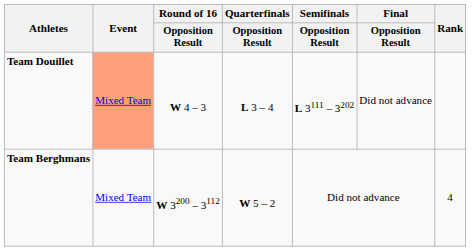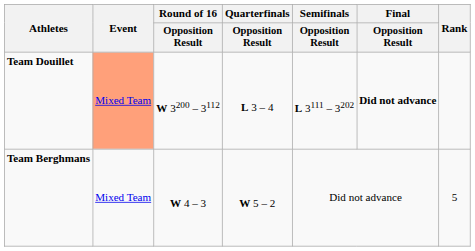(188, 107) W 4 – 3 -> (188, 107) W 3200 – 3112
(396, 101) normal -> (398, 101) bold
(188, 204) W 3200 – 3112 -> (188, 204) W 4 – 3
(450, 198) 4 -> (454, 198) 5
